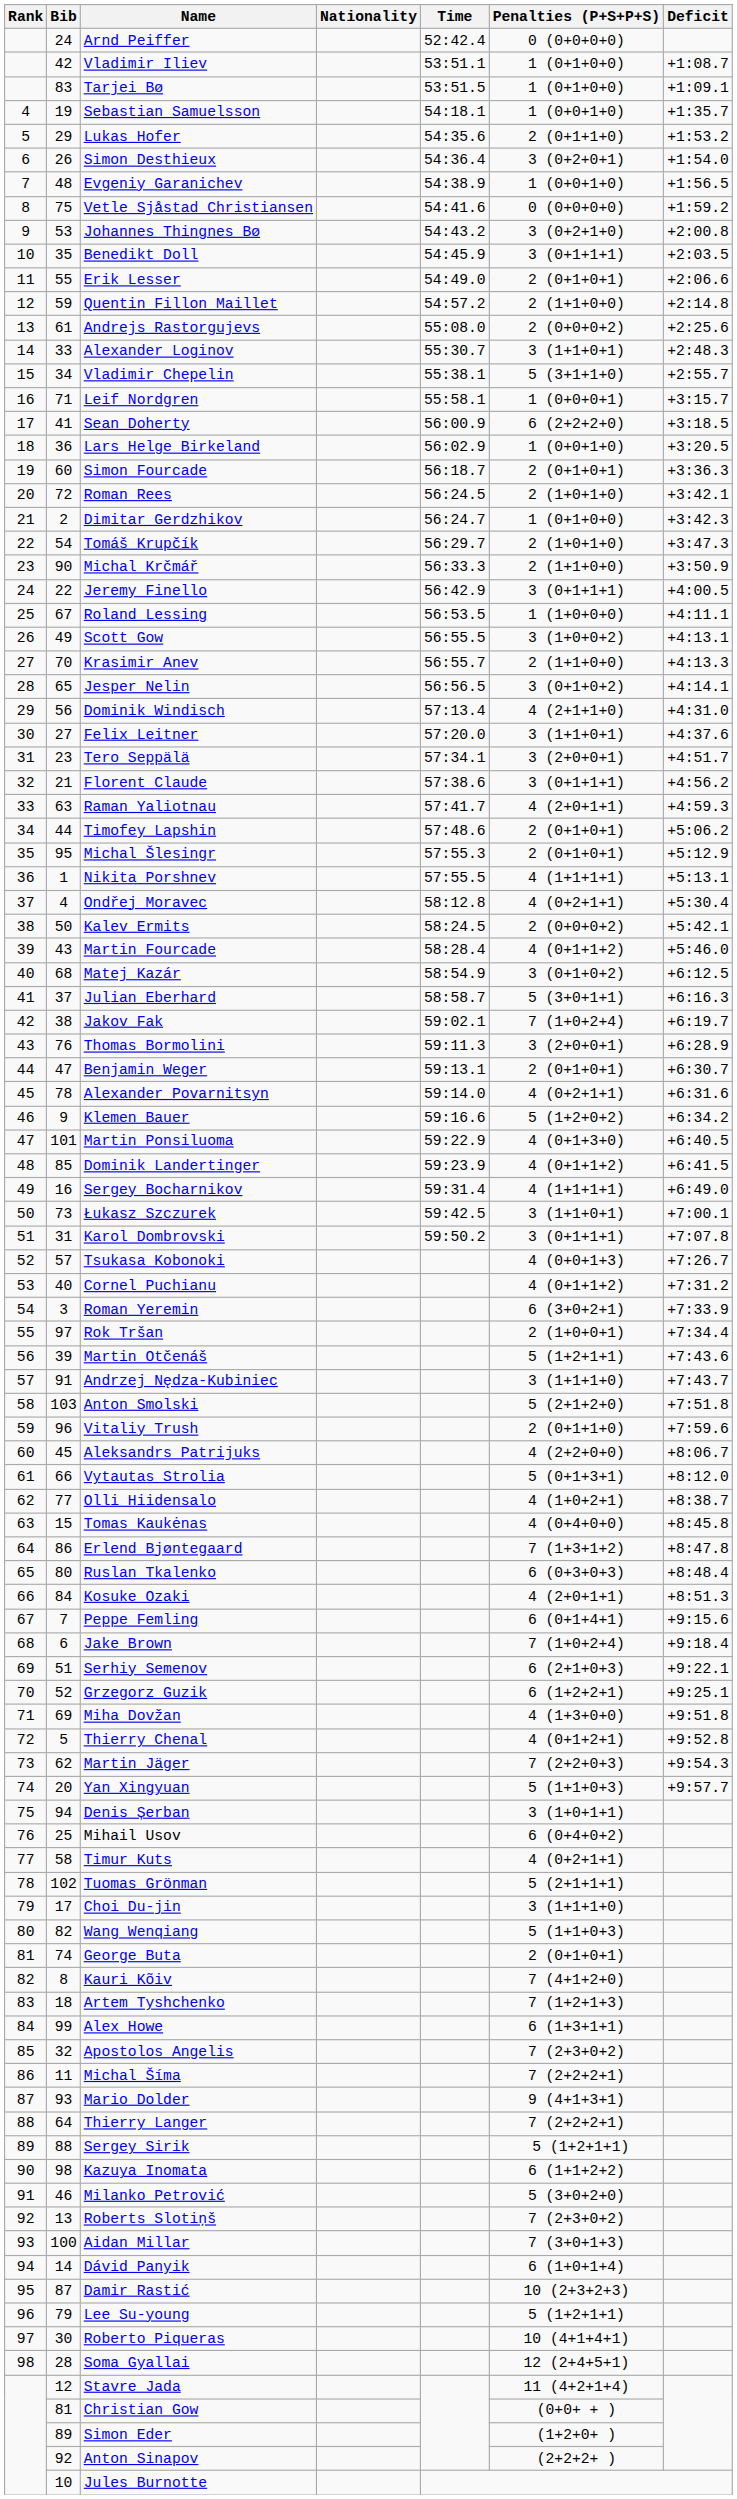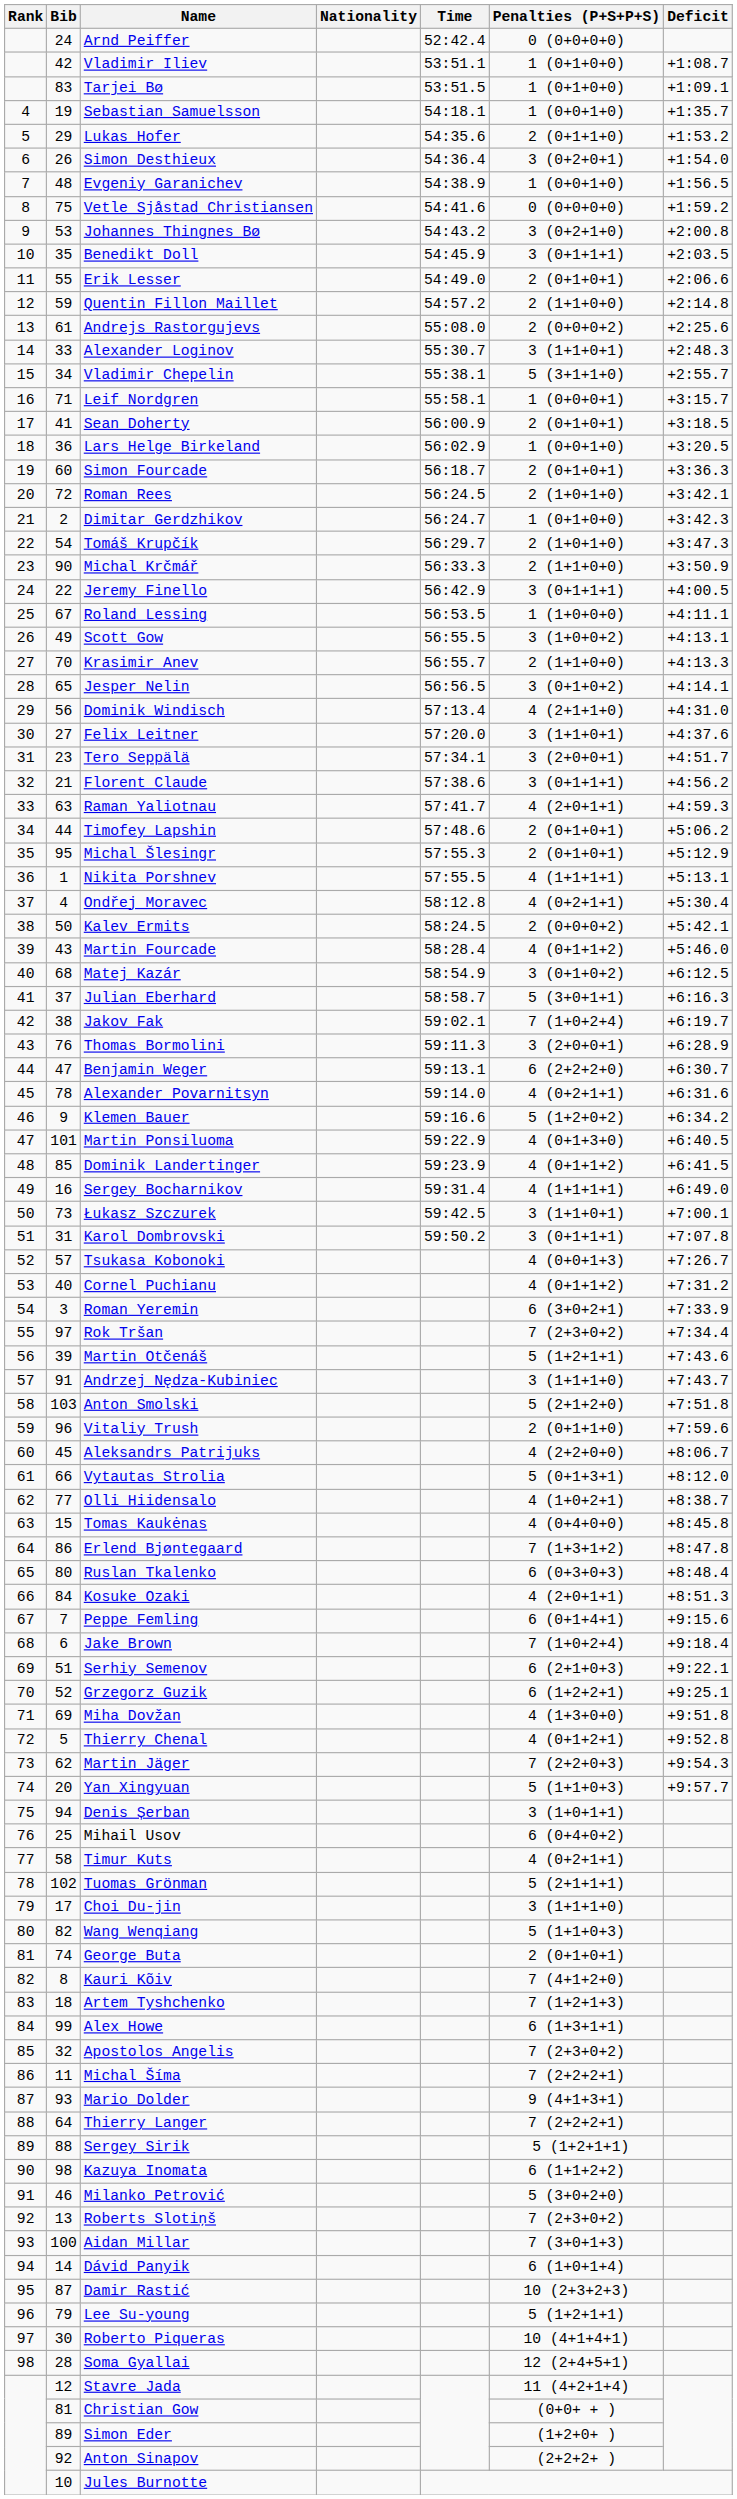(576, 424) 6 (2+2+2+0) -> (576, 424) 2 (0+1+0+1)
(576, 1070) 2 (0+1+0+1) -> (576, 1070) 6 (2+2+2+0)
(576, 1333) 2 (1+0+0+1) -> (576, 1333) 7 (2+3+0+2)
